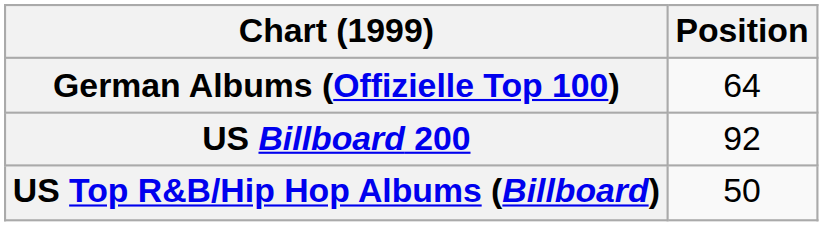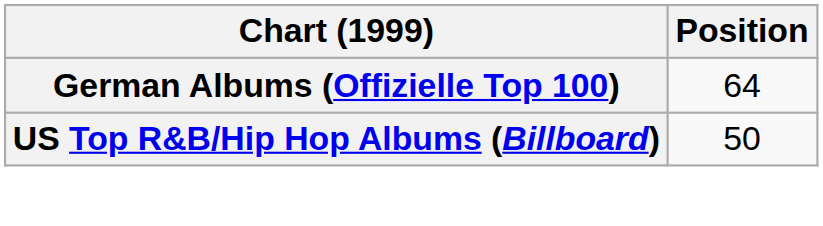- row: (336, 138)
